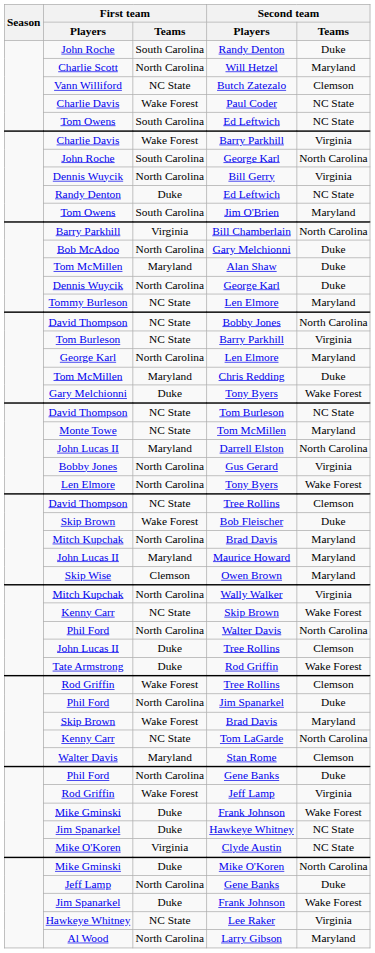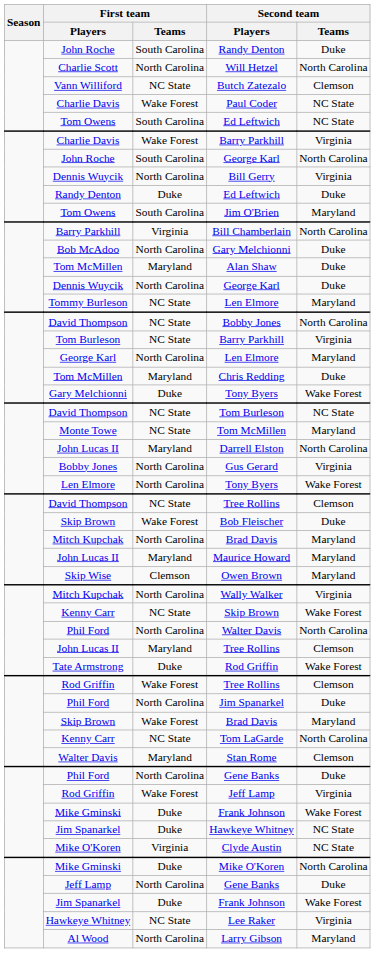(333, 67) Maryland -> (333, 67) North Carolina
(333, 194) NC State -> (333, 194) Duke
(170, 648) Duke -> (170, 648) Maryland
